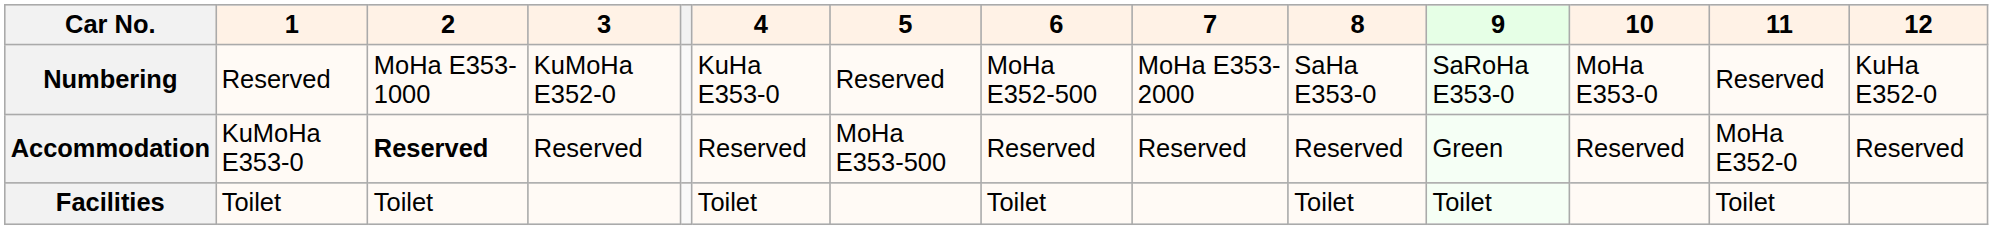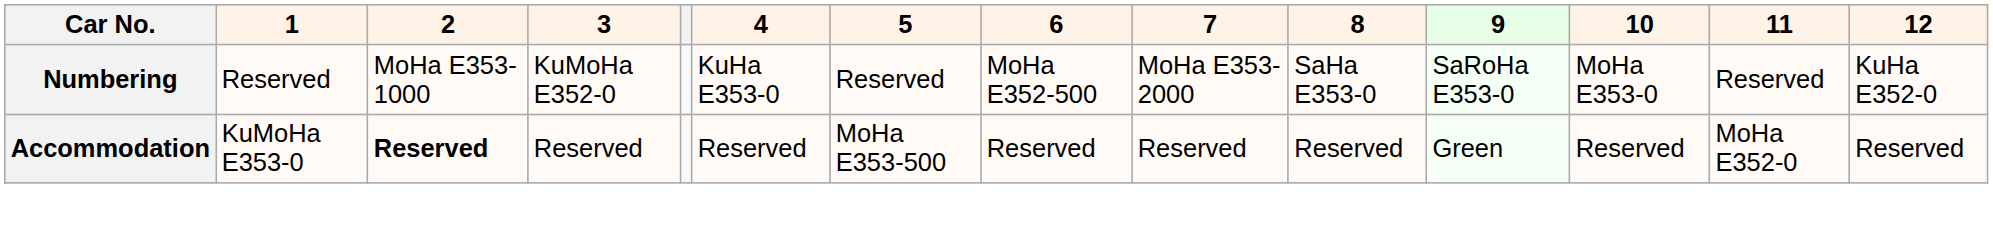- row: (110, 202)
